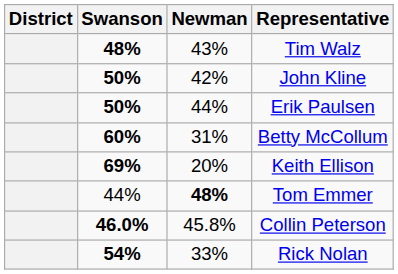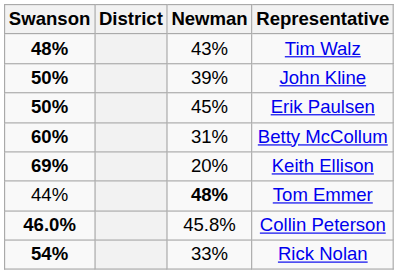columns swapped: (41, 19) <-> (122, 19)
(210, 78) 42% -> (210, 78) 39%
(210, 107) 44% -> (210, 107) 45%
